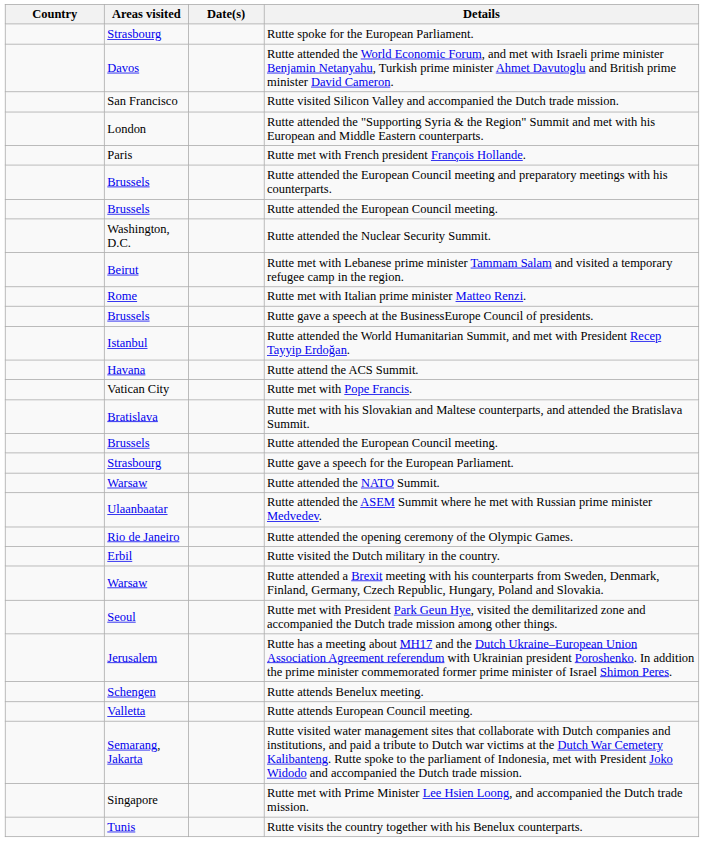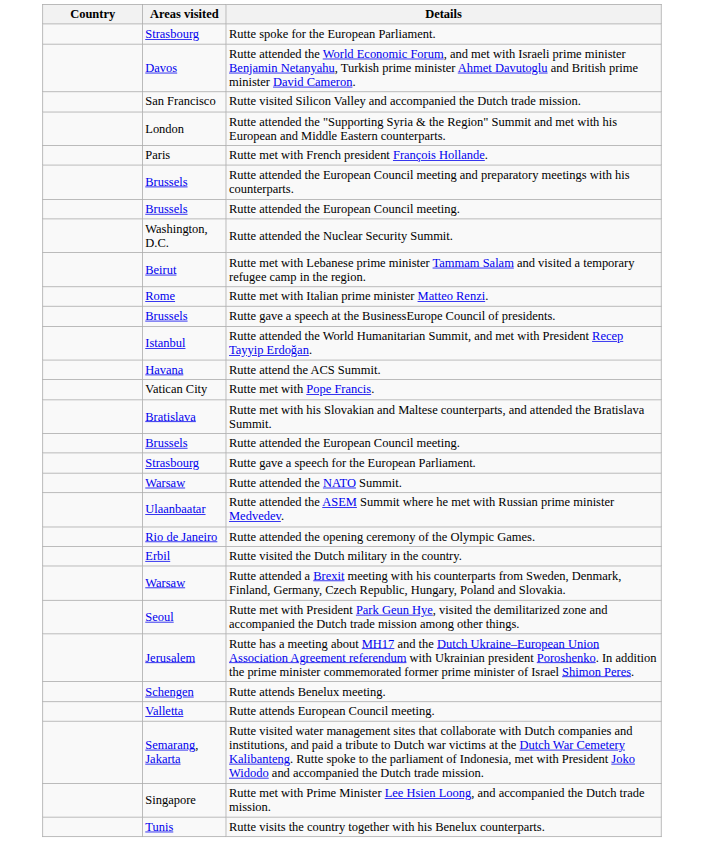- column: (226, 14)
